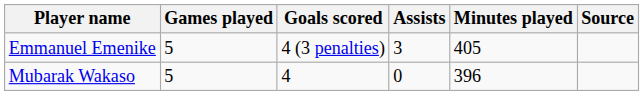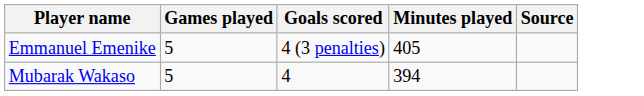- column: (419, 18)
(467, 76) 396 -> (407, 76) 394
